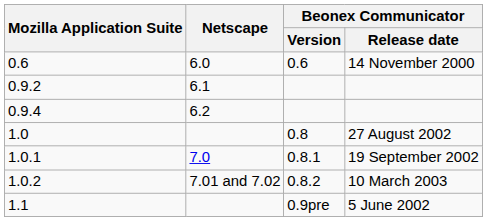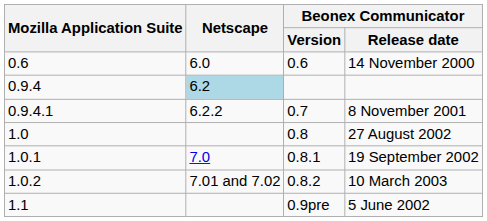- row: (24, 87)
(200, 110) no background -> (200, 87) lightblue background
+ row: (31, 110)
